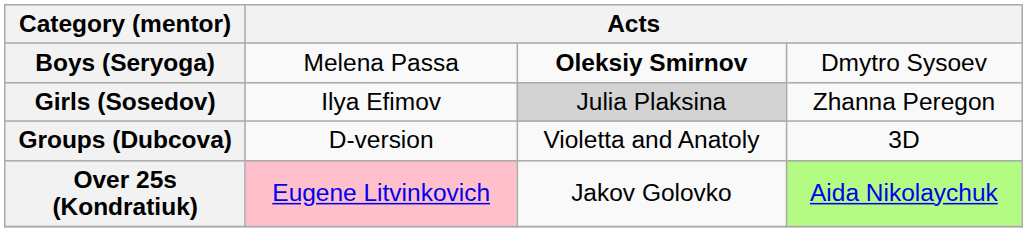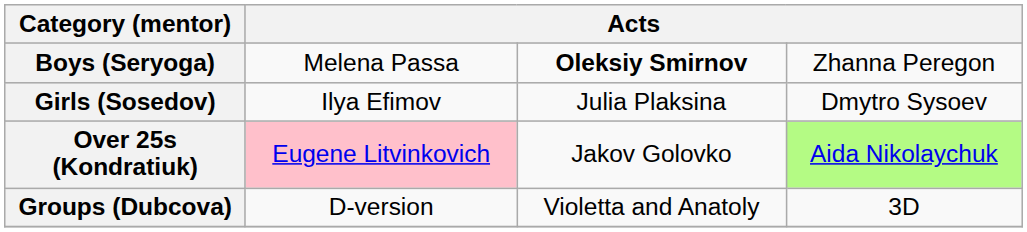(904, 62) Dmytro Sysoev -> (904, 62) Zhanna Peregon
(651, 101) lightgrey background -> (651, 101) no background
(904, 101) Zhanna Peregon -> (904, 101) Dmytro Sysoev
rows swapped: (125, 192) <-> (125, 140)
